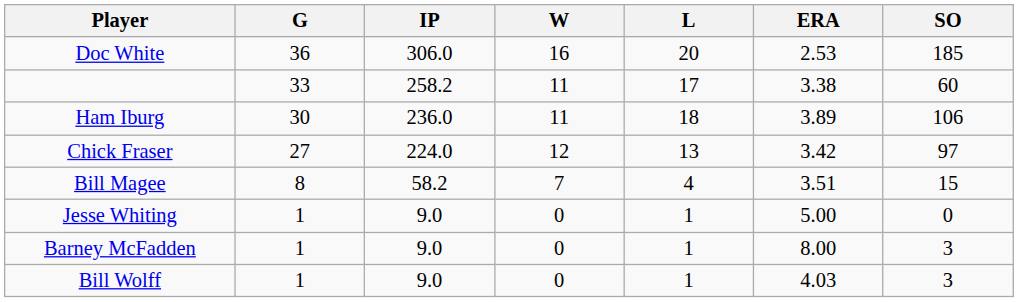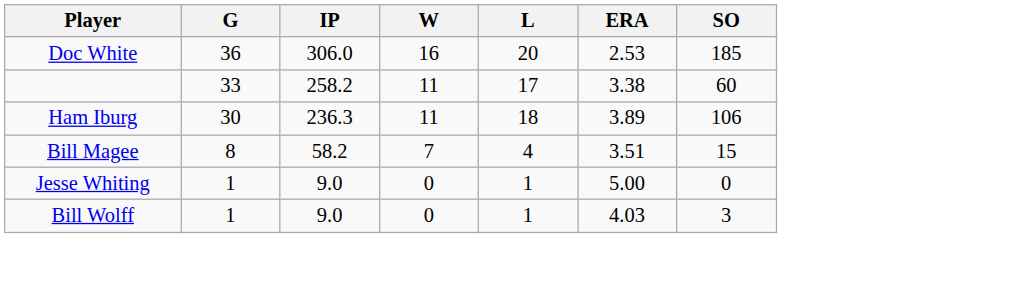(429, 118) 236.0 -> (330, 118) 236.3
- row: (120, 150)
- row: (120, 248)
